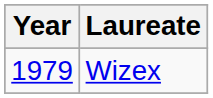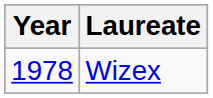(42, 70) 1979 -> (42, 70) 1978
